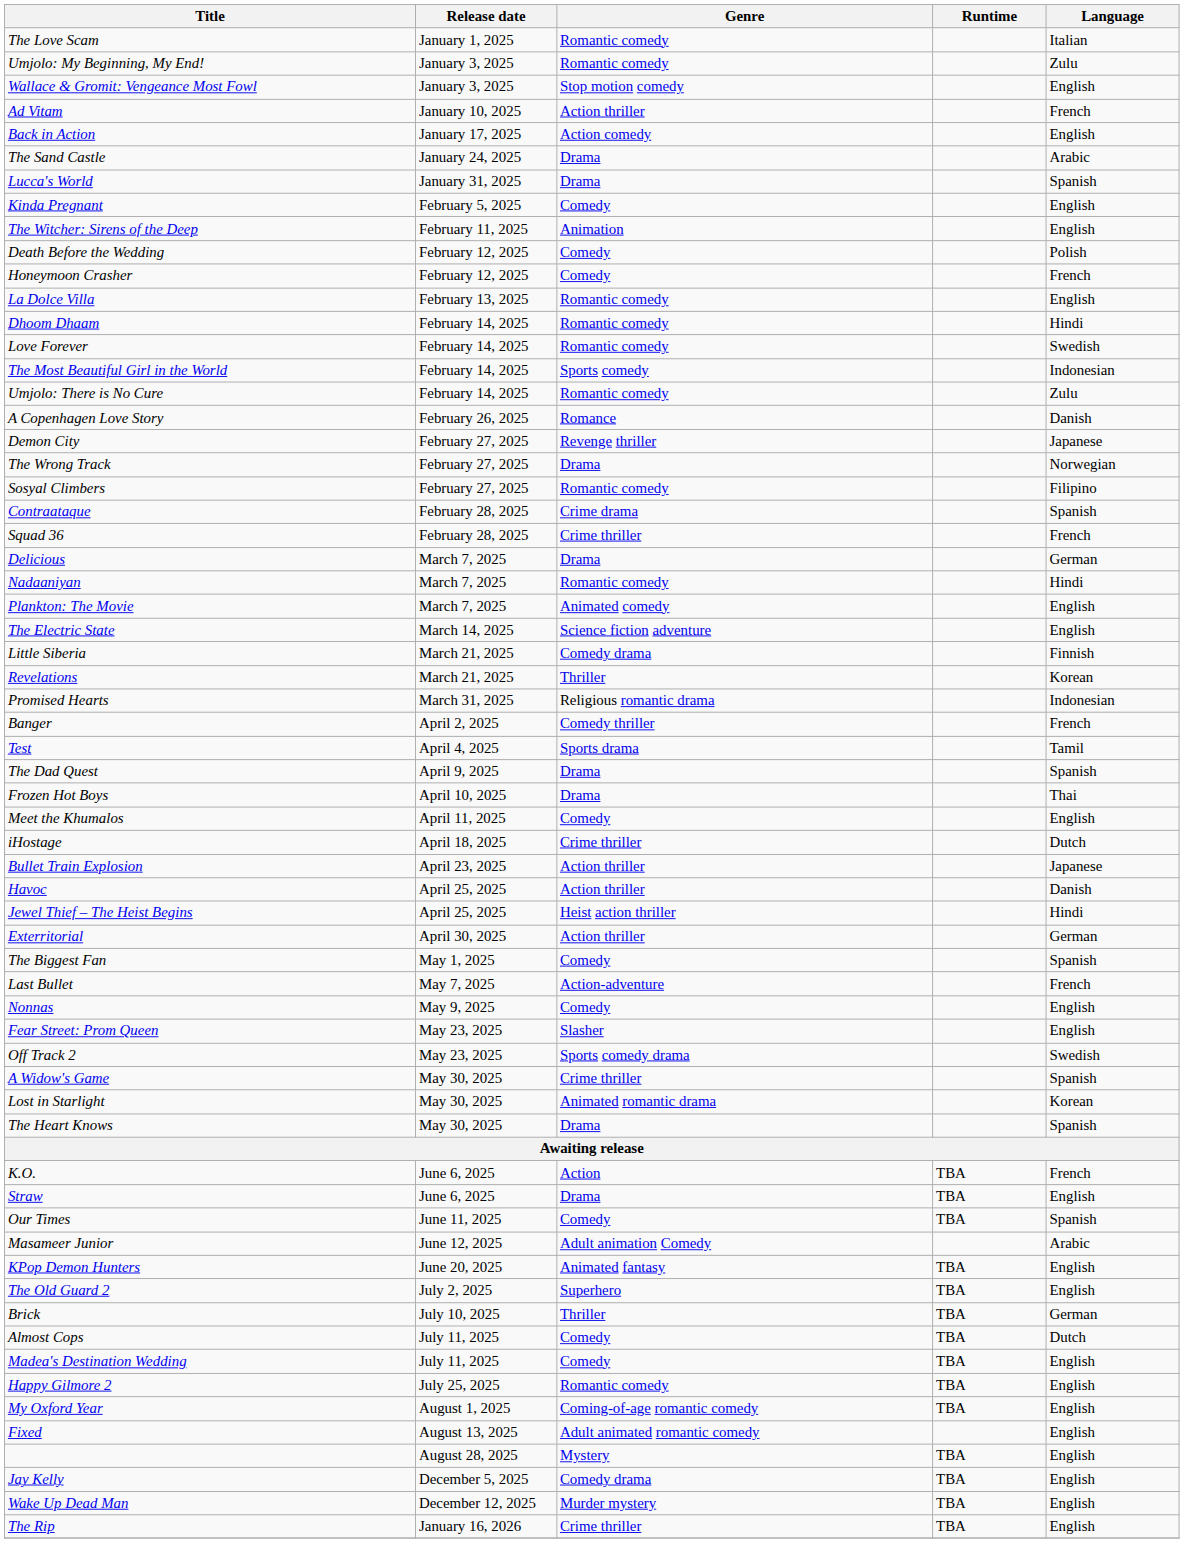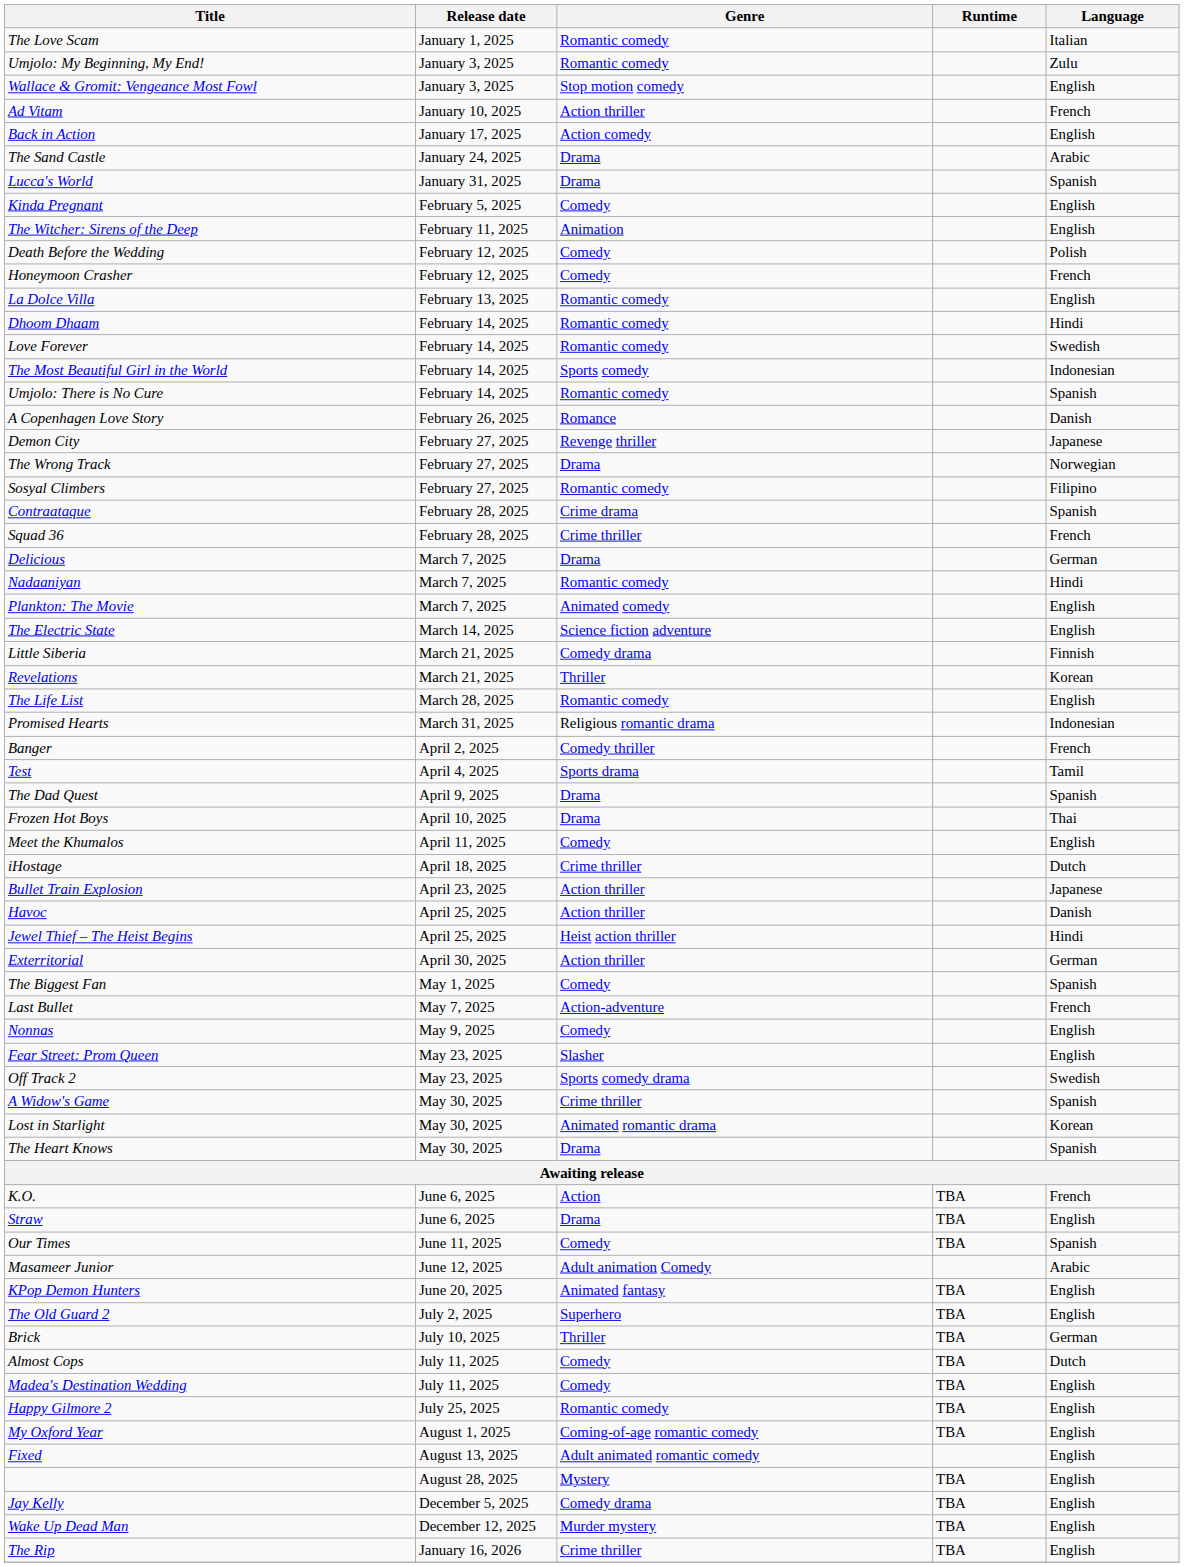(1064, 393) Zulu -> (1073, 393) Spanish
+ row: (46, 700)
